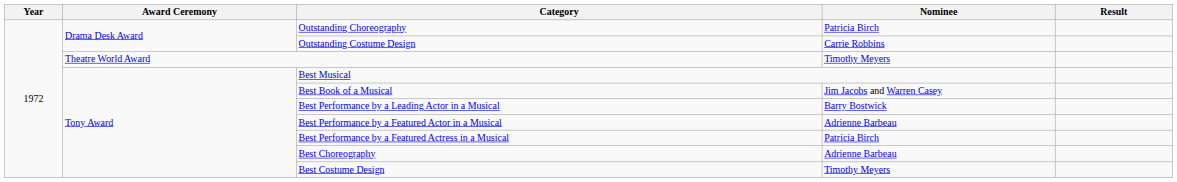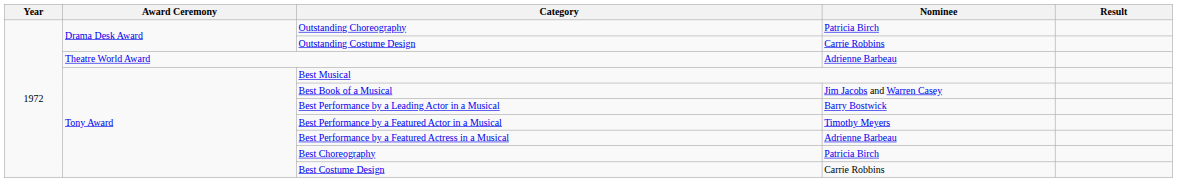(857, 59) Timothy Meyers -> (860, 59) Adrienne Barbeau
(860, 122) Adrienne Barbeau -> (857, 122) Timothy Meyers
(852, 138) Patricia Birch -> (860, 138) Adrienne Barbeau
(860, 153) Adrienne Barbeau -> (852, 153) Patricia Birch
(857, 169) Timothy Meyers -> (854, 169) Carrie Robbins
